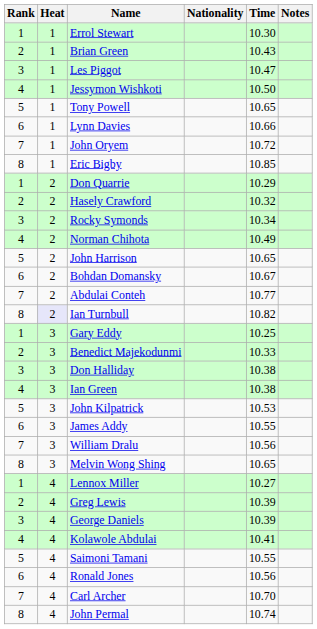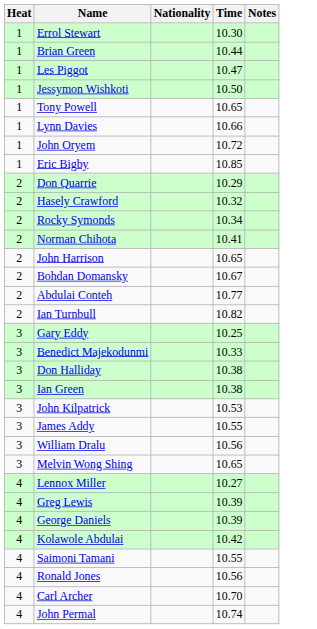- column: (21, 13)
(262, 51) 10.43 -> (229, 51) 10.44
(262, 239) 10.49 -> (229, 239) 10.41
(52, 314) lavender background -> (19, 314) no background
(262, 539) 10.41 -> (229, 539) 10.42
